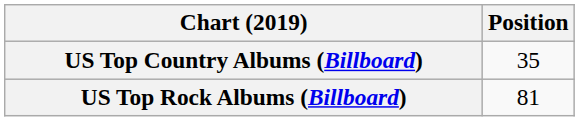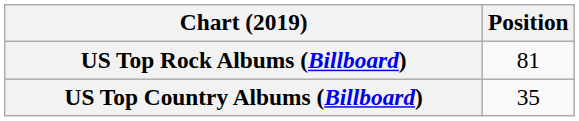rows swapped: (244, 60) <-> (244, 97)
